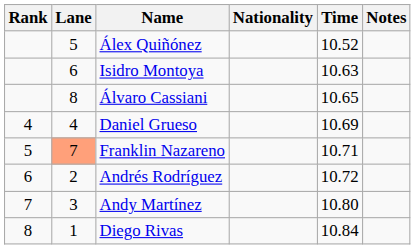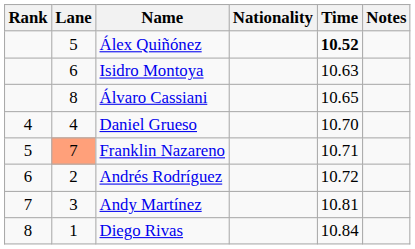(340, 44) normal -> (340, 44) bold
(340, 124) 10.69 -> (340, 124) 10.70
(340, 204) 10.80 -> (340, 204) 10.81
